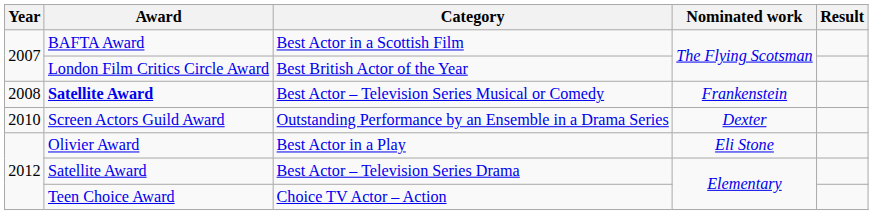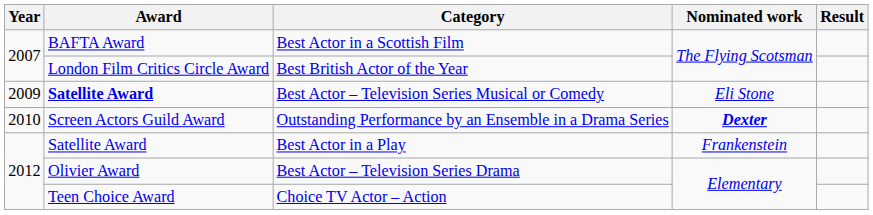(24, 94) 2008 -> (24, 94) 2009
(744, 94) Frankenstein -> (744, 94) Eli Stone
(744, 119) normal -> (744, 119) bold
(94, 145) Olivier Award -> (97, 145) Satellite Award
(744, 145) Eli Stone -> (744, 145) Frankenstein
(97, 171) Satellite Award -> (94, 171) Olivier Award
